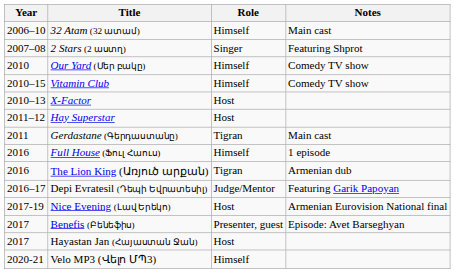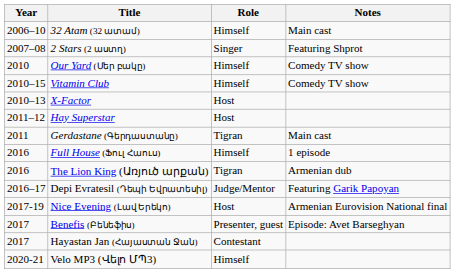(224, 241) Host -> (237, 241) Contestant
